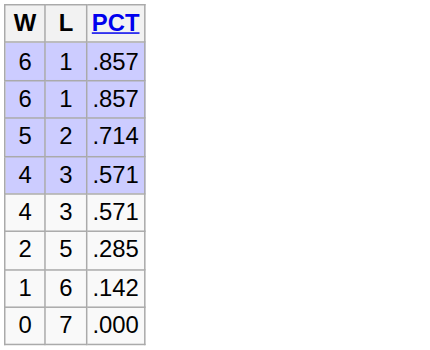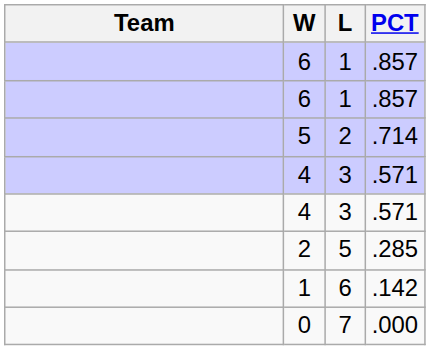+ column: (144, 23)
